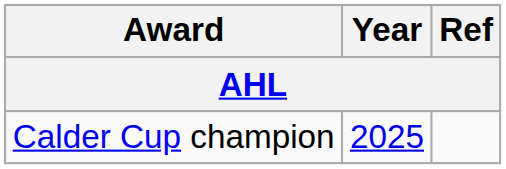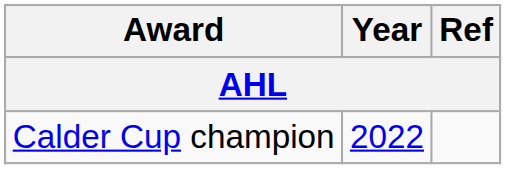(387, 136) 2025 -> (387, 136) 2022
